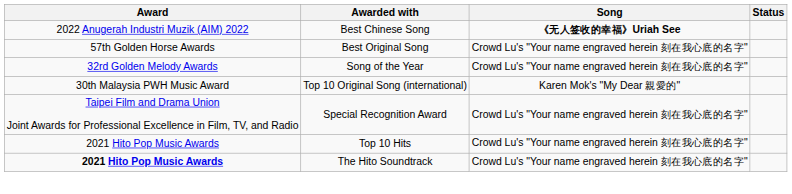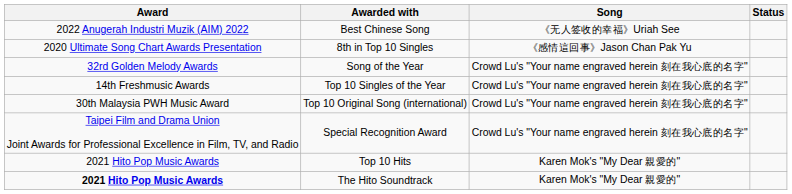(610, 29) bold -> (610, 29) normal
+ row: (385, 48)
- row: (385, 48)
+ row: (385, 85)
(610, 85) Karen Mok's "My Dear 親愛的" -> (610, 103) Crowd Lu's "Your name engraved herein 刻在我心底的名字"
(610, 143) Crowd Lu's "Your name engraved herein 刻在我心底的名字" -> (610, 162) Karen Mok's "My Dear 親愛的"
(610, 162) Crowd Lu's "Your name engraved herein 刻在我心底的名字" -> (610, 180) Karen Mok's "My Dear 親愛的"
